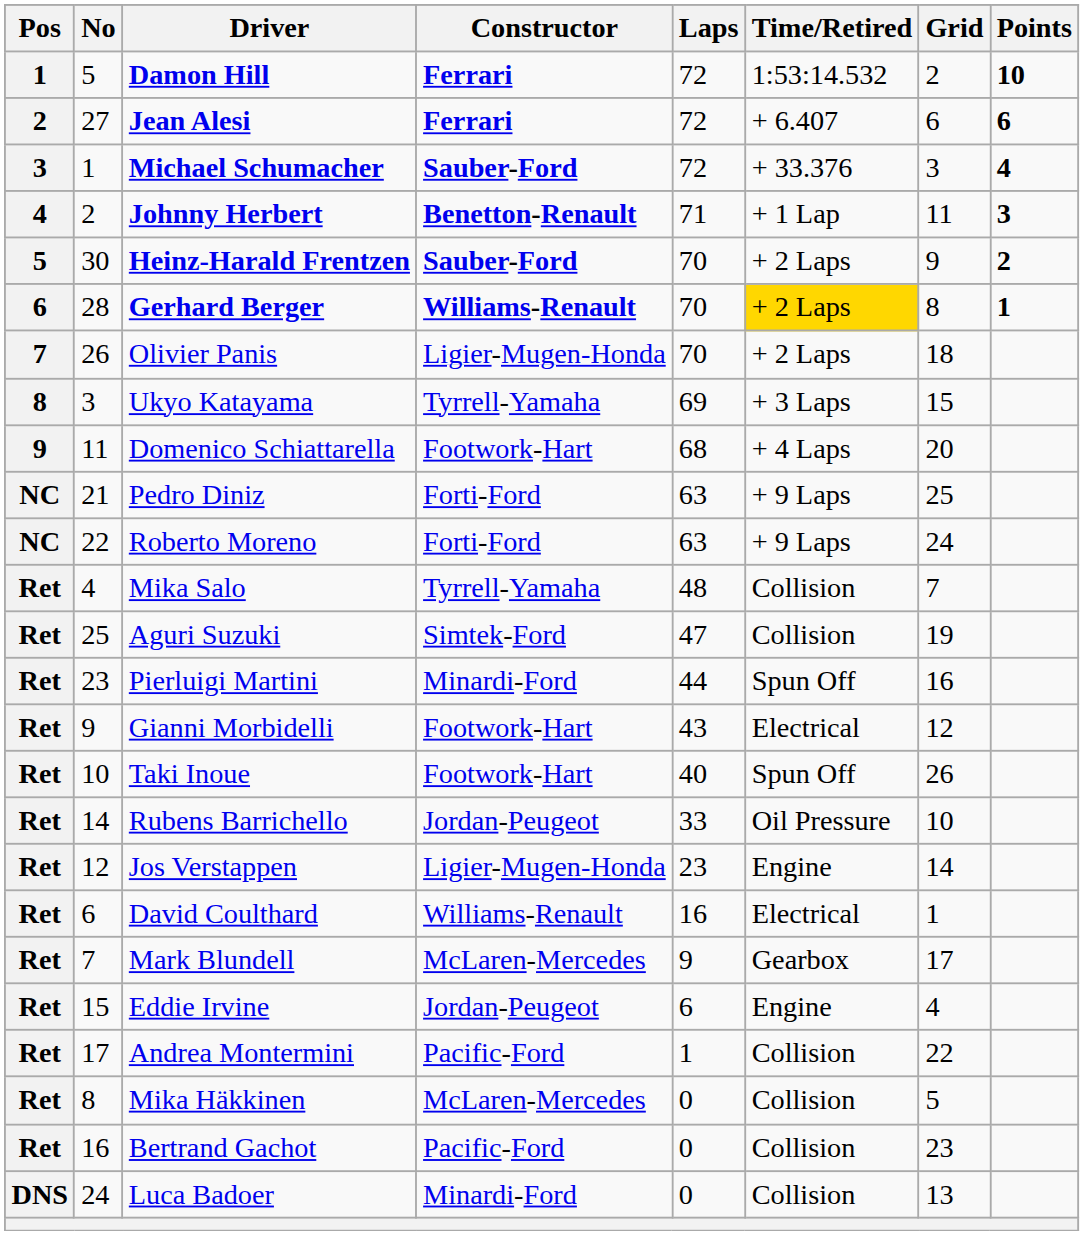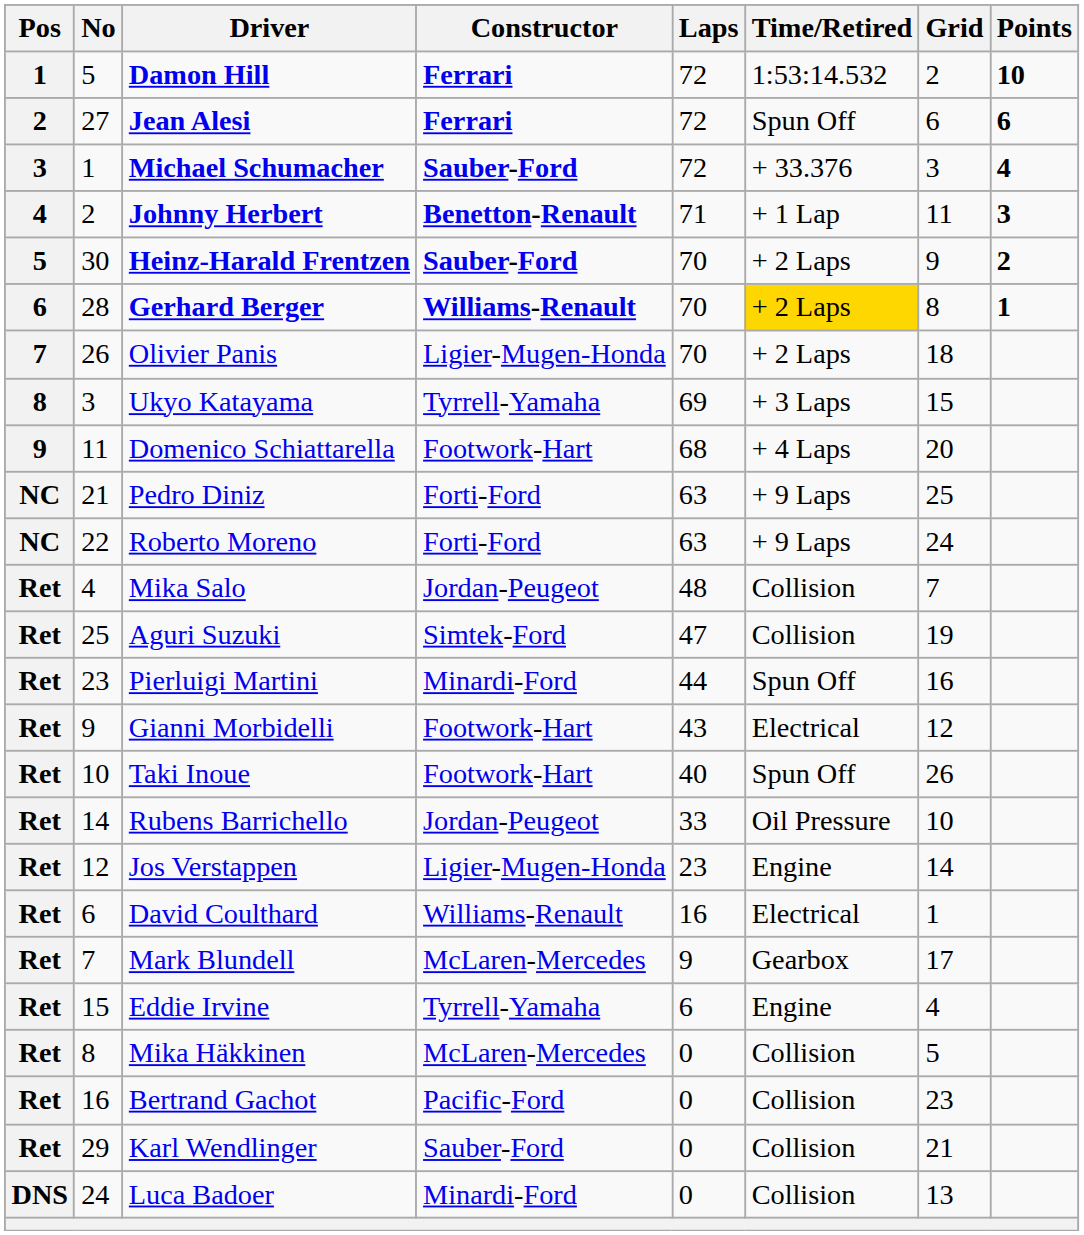(795, 121) + 6.407 -> (804, 121) Spun Off
(512, 587) Tyrrell-Yamaha -> (511, 587) Jordan-Peugeot
(511, 1006) Jordan-Peugeot -> (512, 1006) Tyrrell-Yamaha
- row: (241, 1053)
+ row: (223, 1146)
